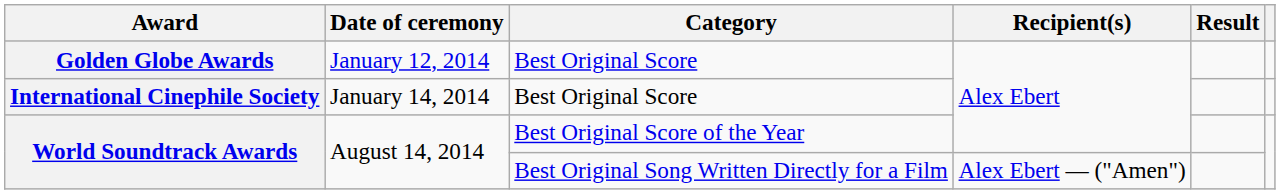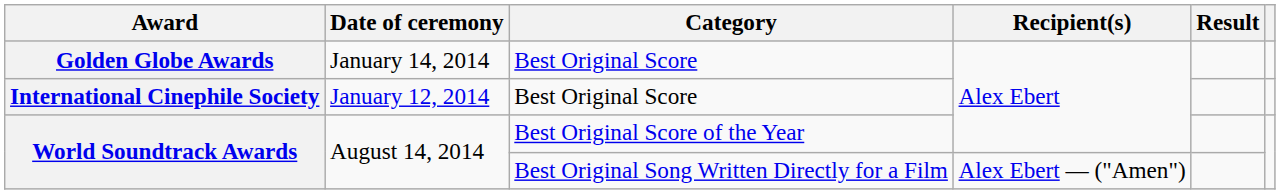(410, 59) January 12, 2014 -> (410, 59) January 14, 2014
(410, 96) January 14, 2014 -> (410, 96) January 12, 2014
